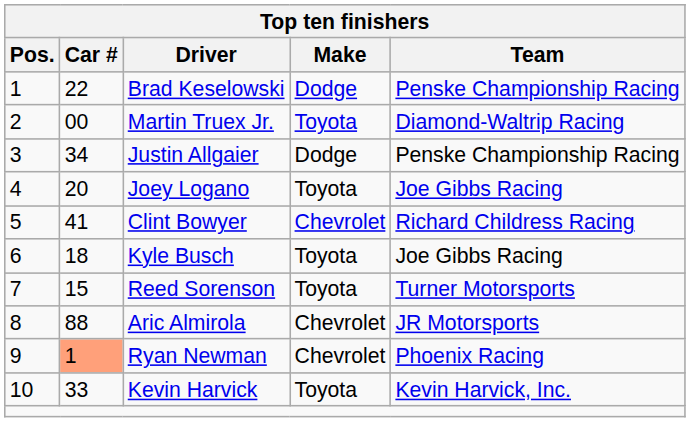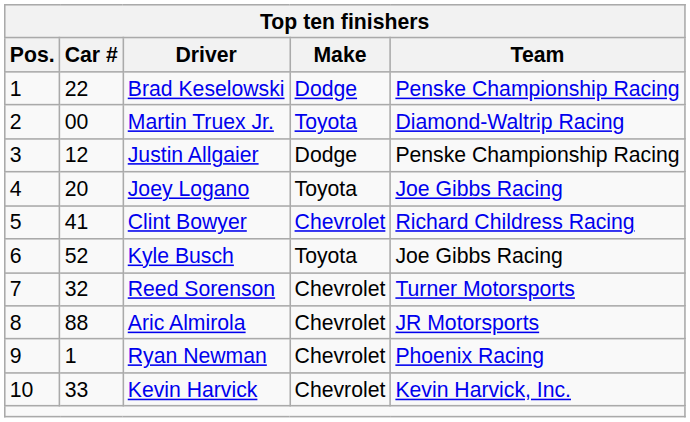(76, 155) 34 -> (76, 155) 12
(76, 255) 18 -> (76, 255) 52
(76, 289) 15 -> (76, 289) 32
(326, 289) Toyota -> (340, 289) Chevrolet
(71, 356) lightsalmon background -> (71, 356) no background
(326, 389) Toyota -> (340, 389) Chevrolet
